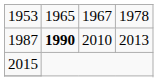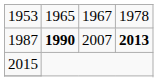(97, 40) 2010 -> (97, 40) 2007
(134, 40) normal -> (134, 40) bold
